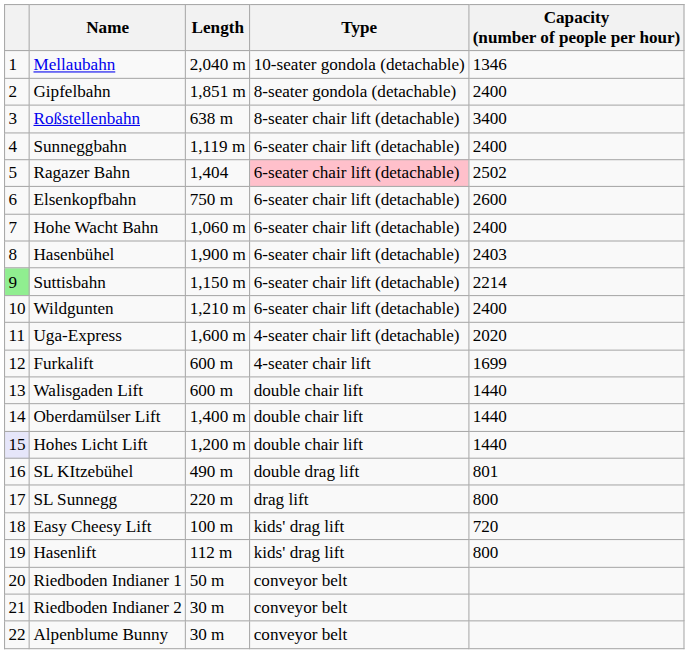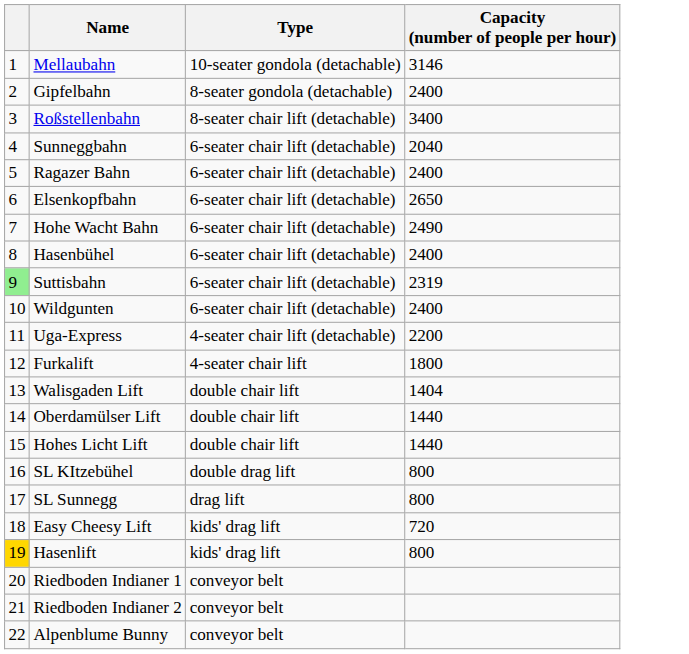- column: (218, 27)
(490, 64) 1346 -> (426, 64) 3146
(490, 145) 2400 -> (426, 145) 2040
(357, 173) pink background -> (293, 173) no background
(490, 173) 2502 -> (426, 173) 2400
(490, 200) 2600 -> (426, 200) 2650
(490, 227) 2400 -> (426, 227) 2490
(490, 254) 2403 -> (426, 254) 2400
(490, 281) 2214 -> (426, 281) 2319
(490, 335) 2020 -> (426, 335) 2200
(490, 363) 1699 -> (426, 363) 1800
(490, 390) 1440 -> (426, 390) 1404
(17, 444) lavender background -> (17, 444) no background
(486, 471) 801 -> (421, 471) 800
(17, 553) no background -> (17, 553) gold background
